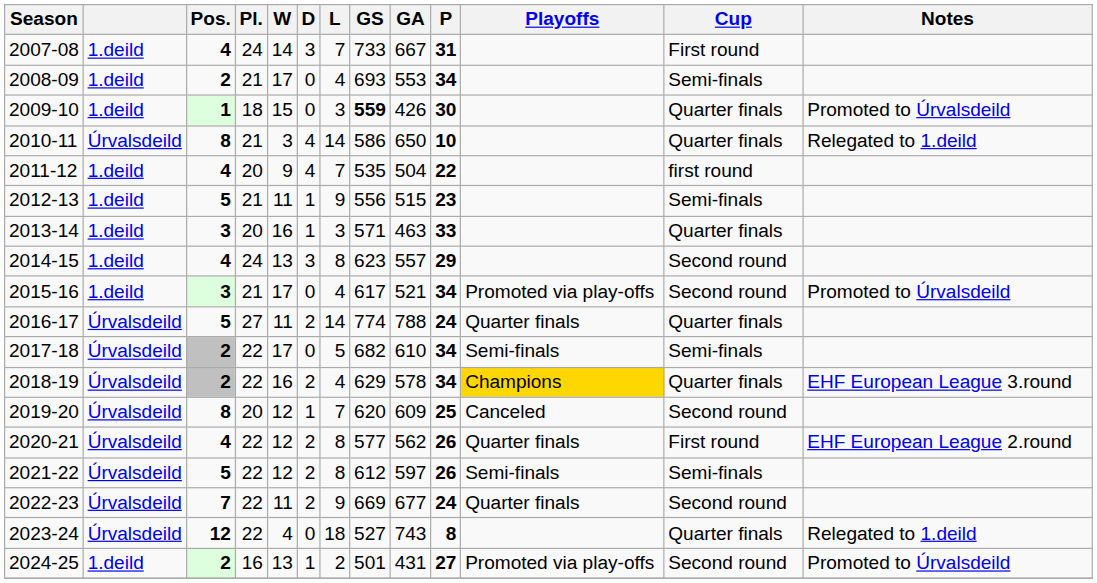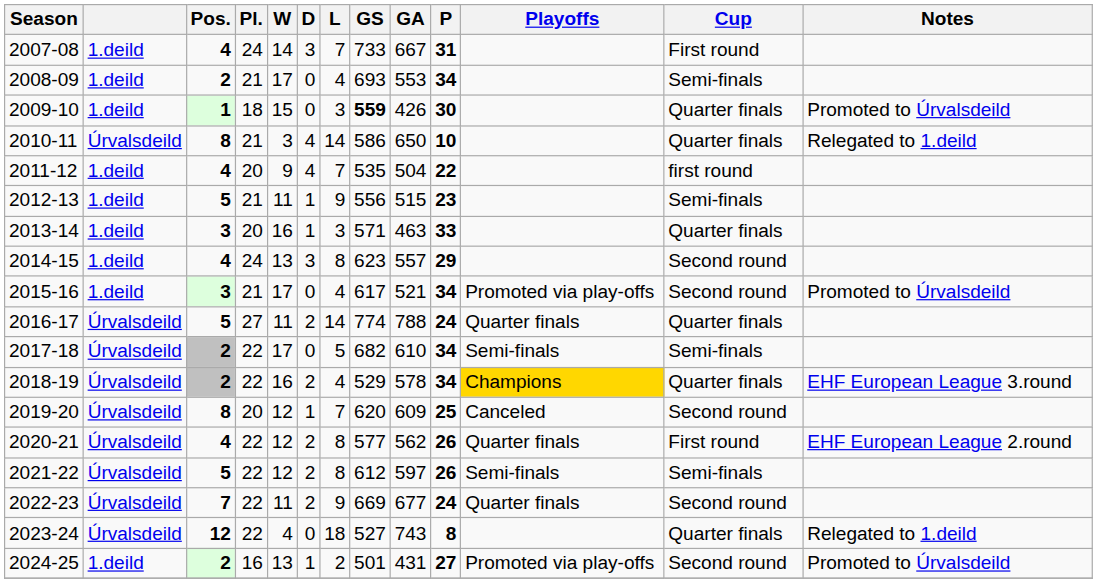(370, 381) 629 -> (370, 381) 529
